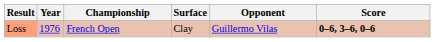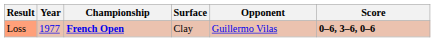(50, 28) 1976 -> (50, 28) 1977
(93, 28) normal -> (95, 28) bold
